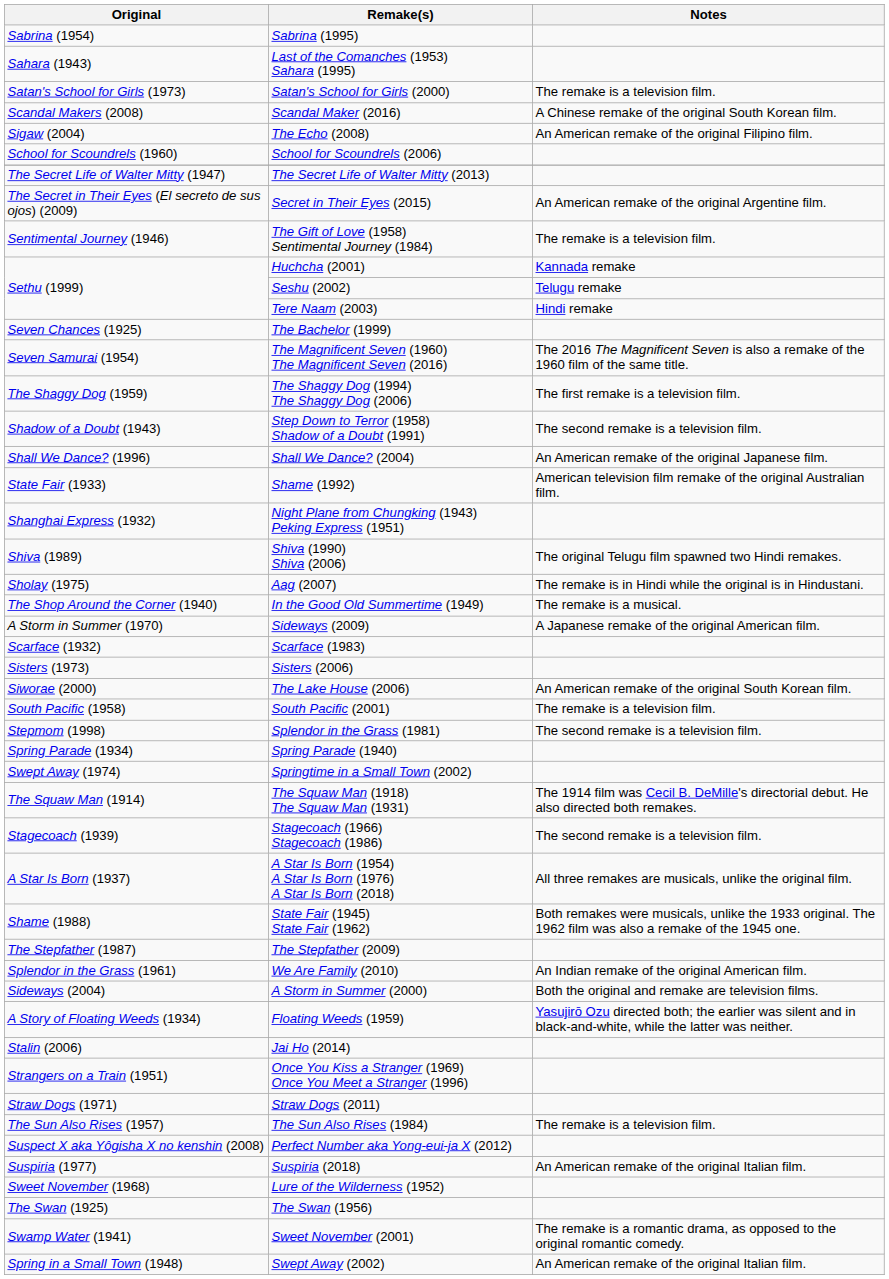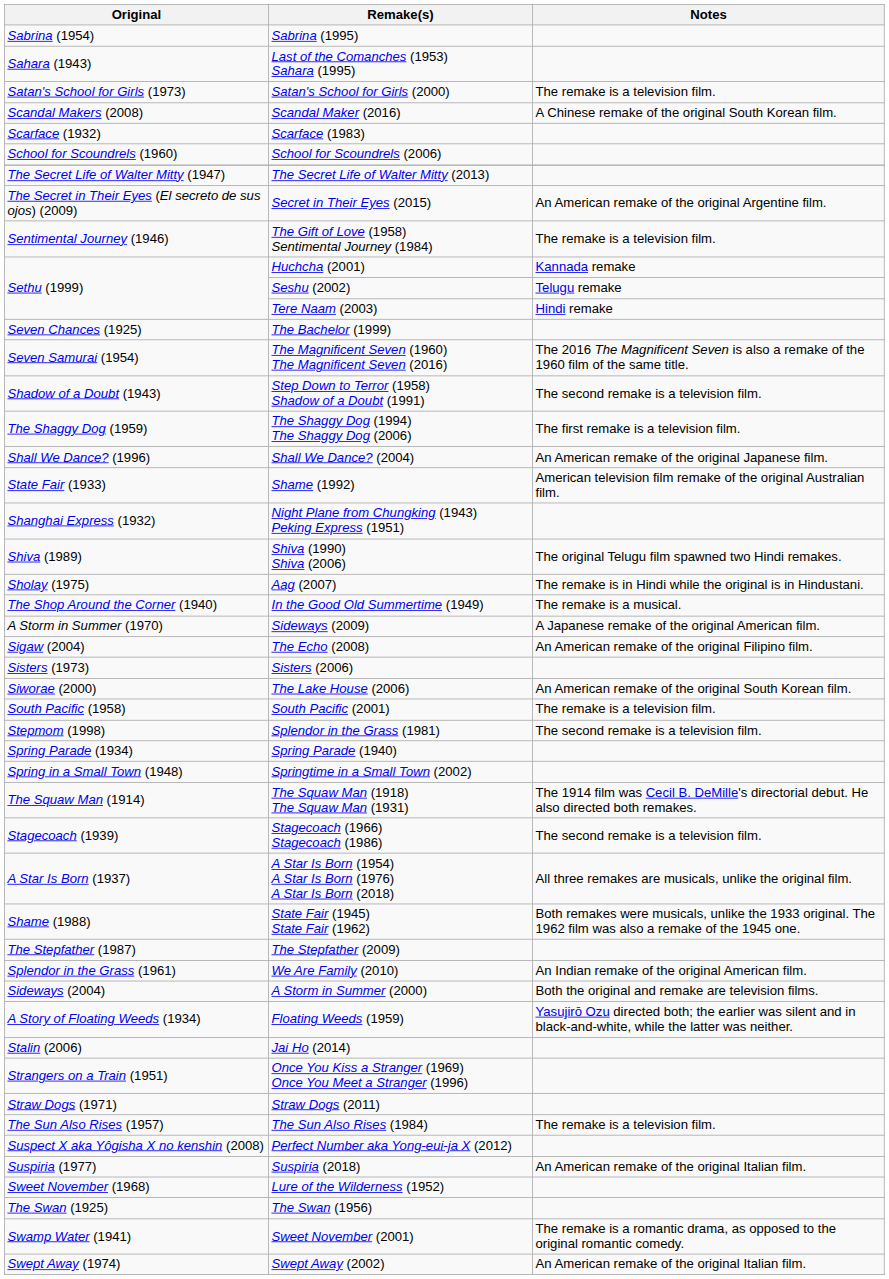rows swapped: (318, 647) <-> (320, 133)
rows swapped: (351, 429) <-> (342, 393)
(64, 771) Swept Away (1974) -> (95, 771) Spring in a Small Town (1948)
(95, 1264) Spring in a Small Town (1948) -> (64, 1264) Swept Away (1974)
